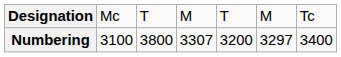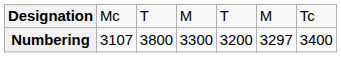(116, 39) 3100 -> (116, 39) 3107
(196, 39) 3307 -> (196, 39) 3300
